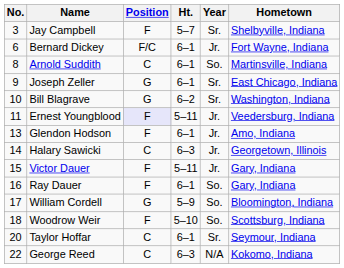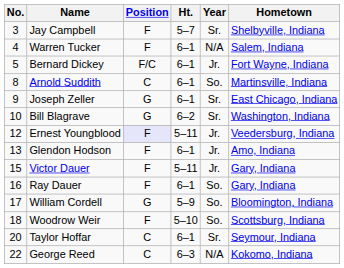+ row: (65, 47)
(16, 47) 6 -> (16, 64) 5
(16, 116) 11 -> (16, 133) 12
- row: (65, 151)
